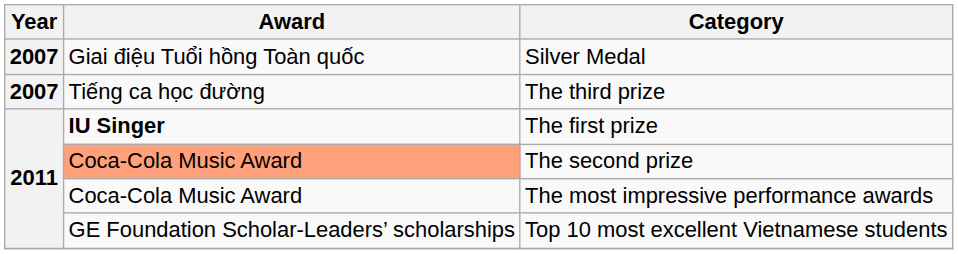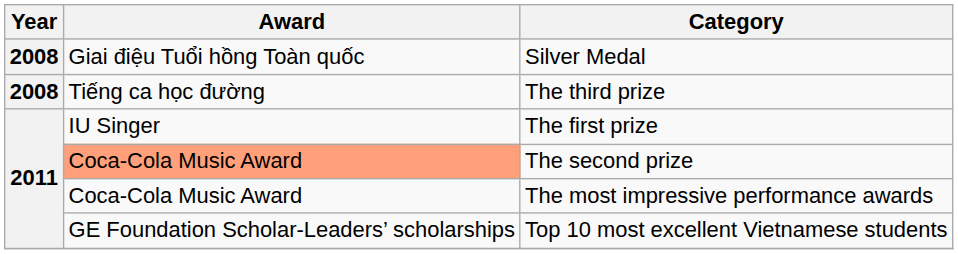(34, 56) 2007 -> (34, 56) 2008
(34, 91) 2007 -> (34, 91) 2008
(117, 126) bold -> (114, 126) normal
